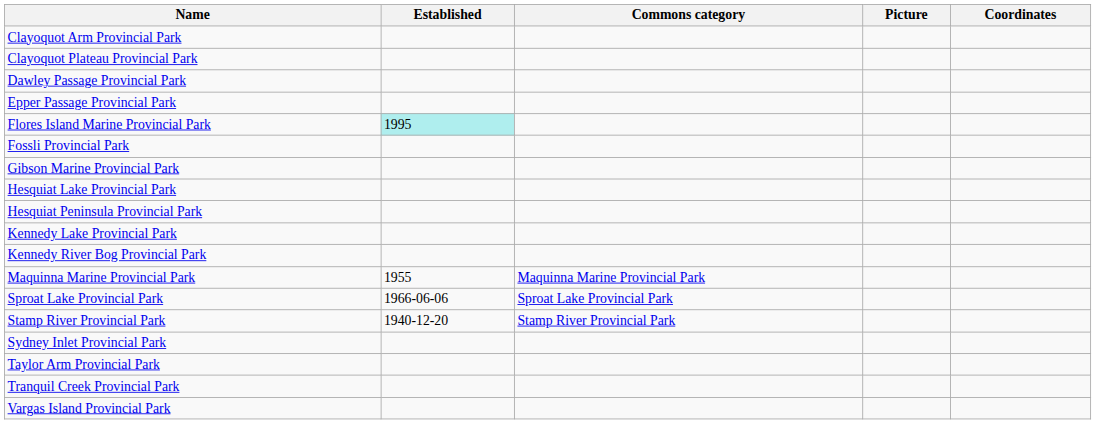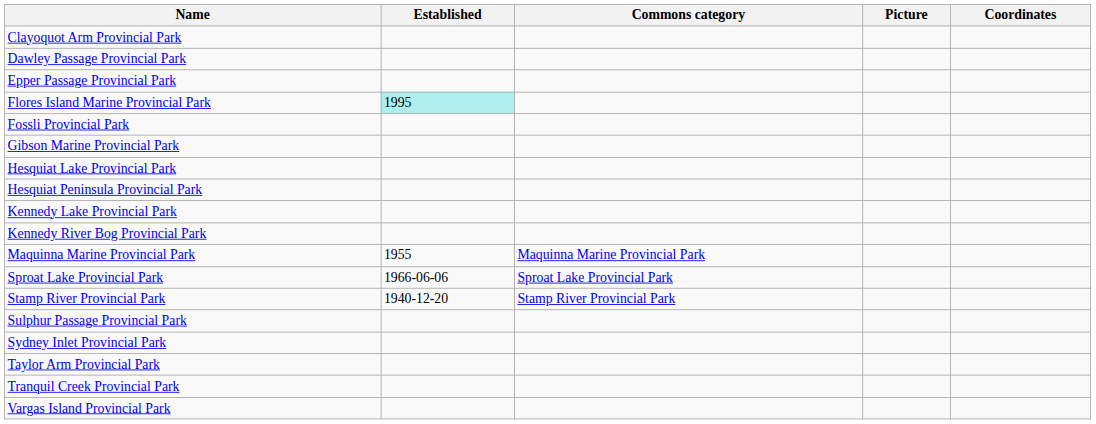- row: (103, 59)
+ row: (97, 320)
